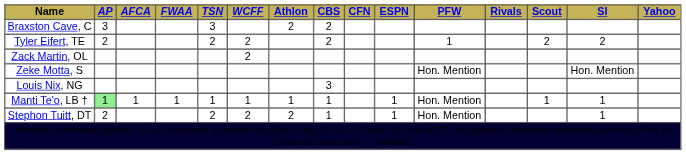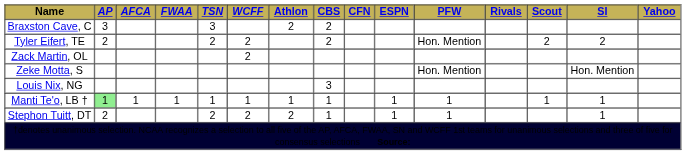(449, 41) 1 -> (449, 41) Hon. Mention
(449, 100) Hon. Mention -> (449, 100) 1
(449, 115) Hon. Mention -> (449, 115) 1
